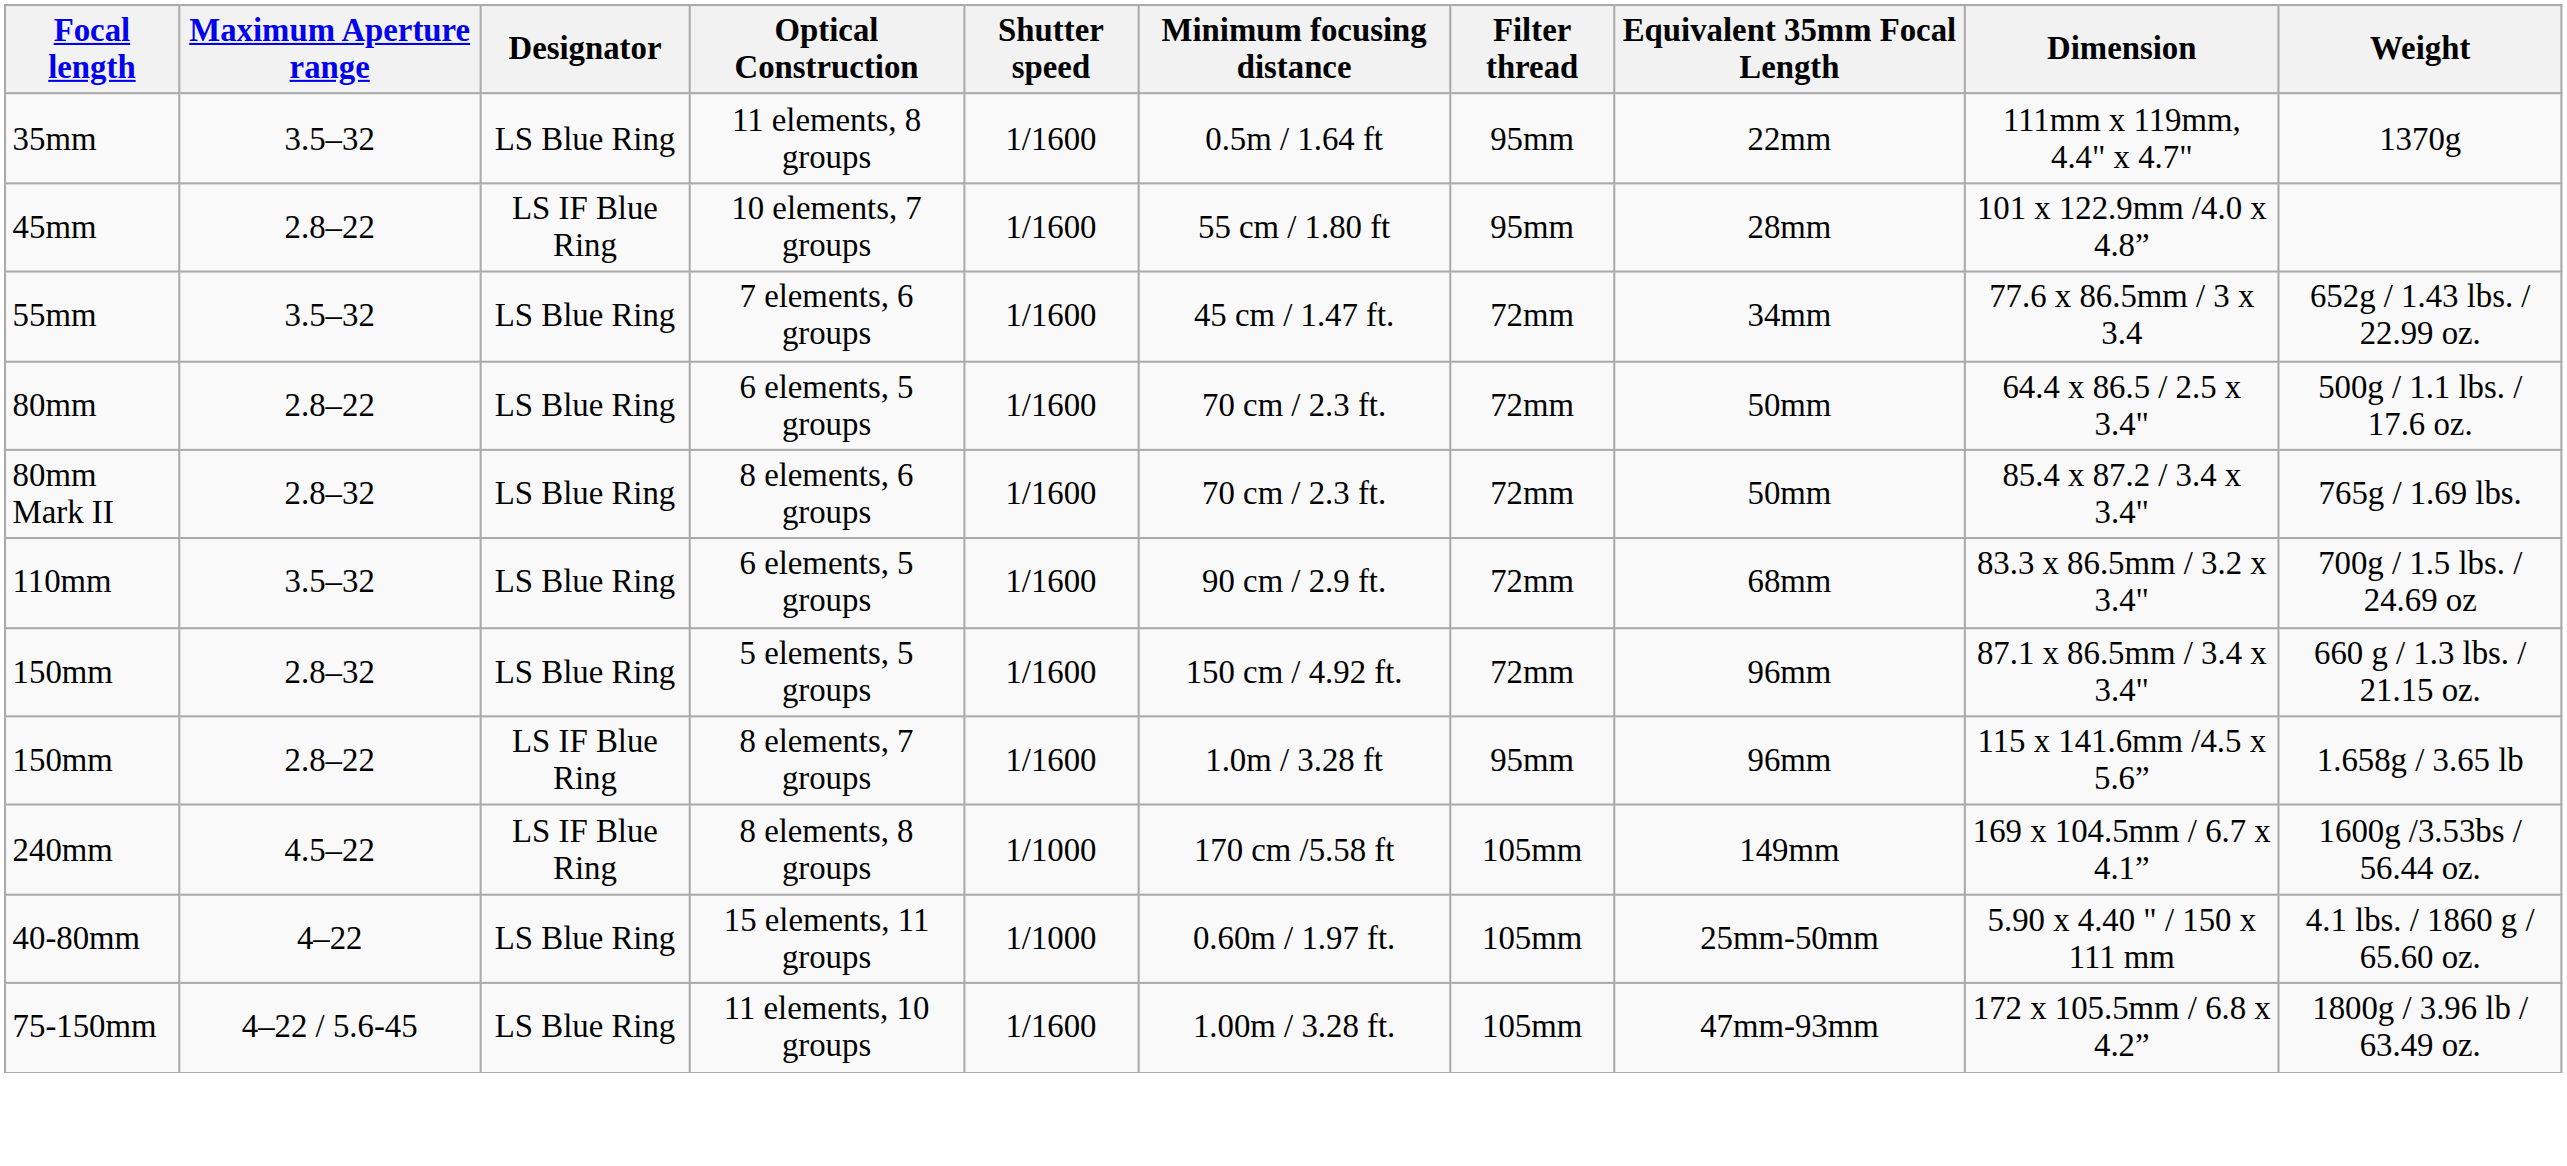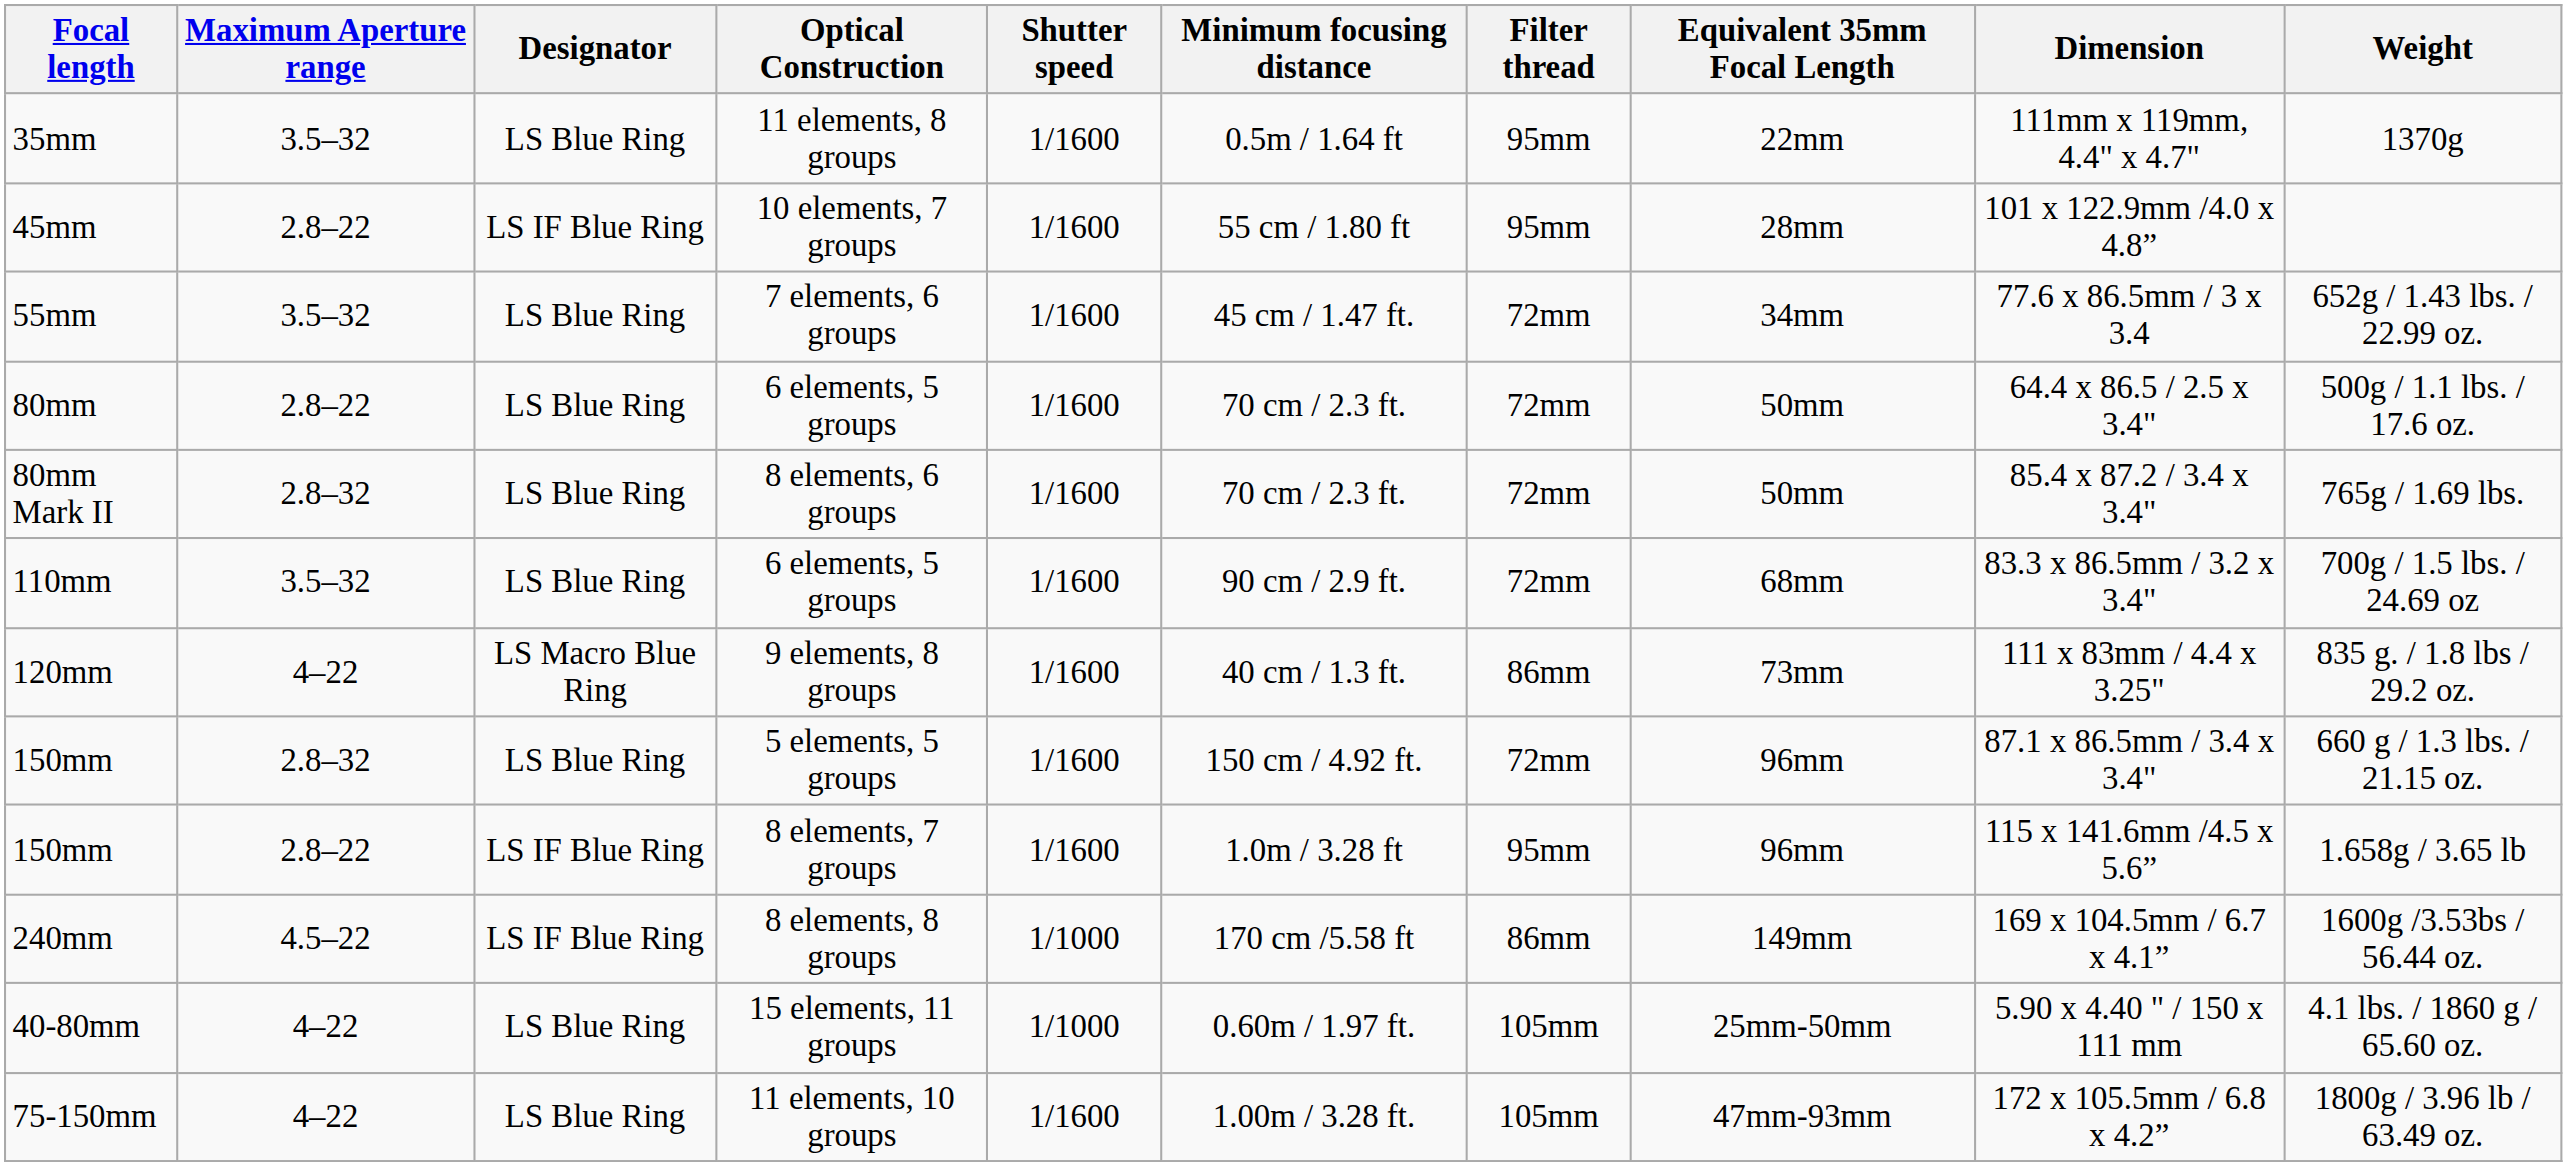+ row: (63, 671)
(1532, 849) 105mm -> (1549, 938) 86mm
(330, 1027) 4–22 / 5.6-45 -> (325, 1115) 4–22
